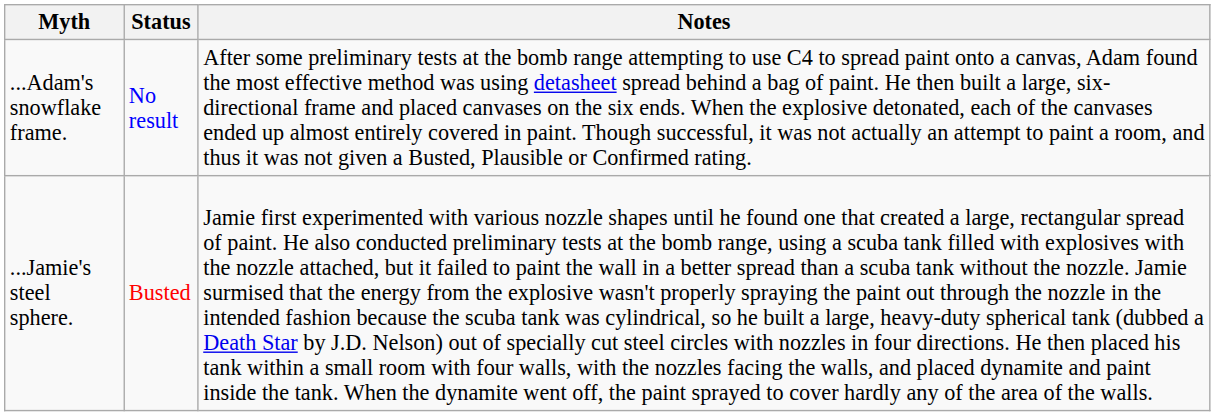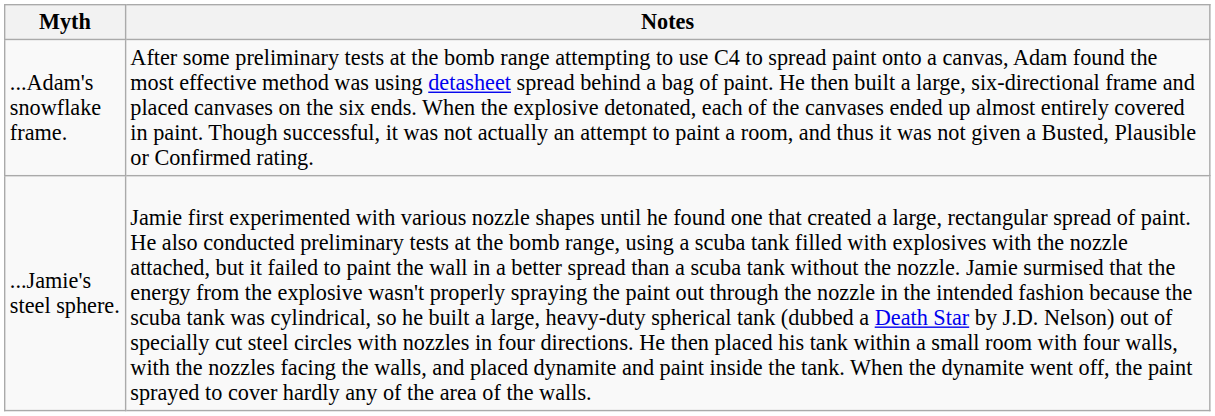- column: (161, 22)
